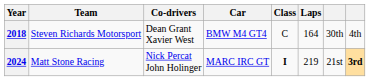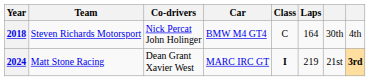(170, 34) Dean Grant Xavier West -> (174, 34) Nick Percat John Holinger
(174, 62) Nick Percat John Holinger -> (170, 62) Dean Grant Xavier West
